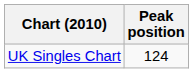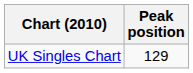(156, 56) 124 -> (156, 56) 129
